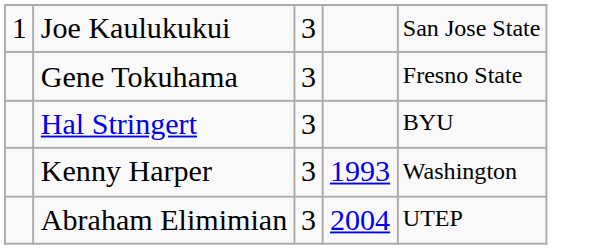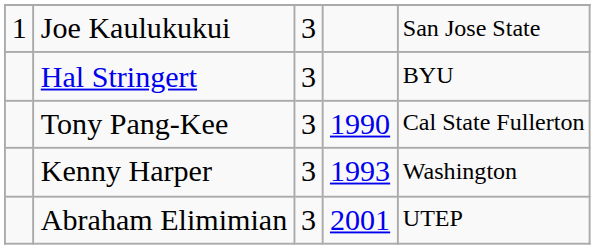- row: (139, 76)
+ row: (135, 123)
(360, 219) 2004 -> (360, 219) 2001
